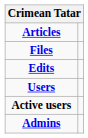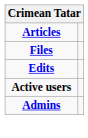- row: (41, 87)
